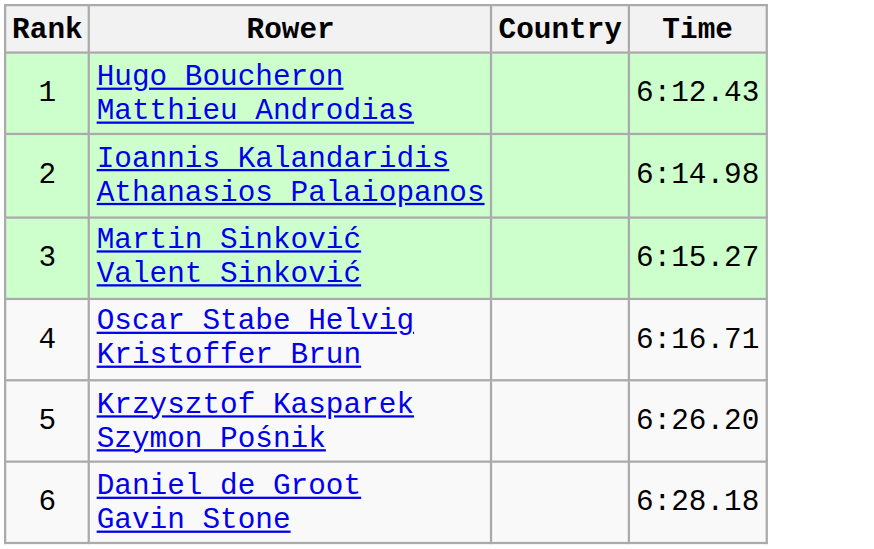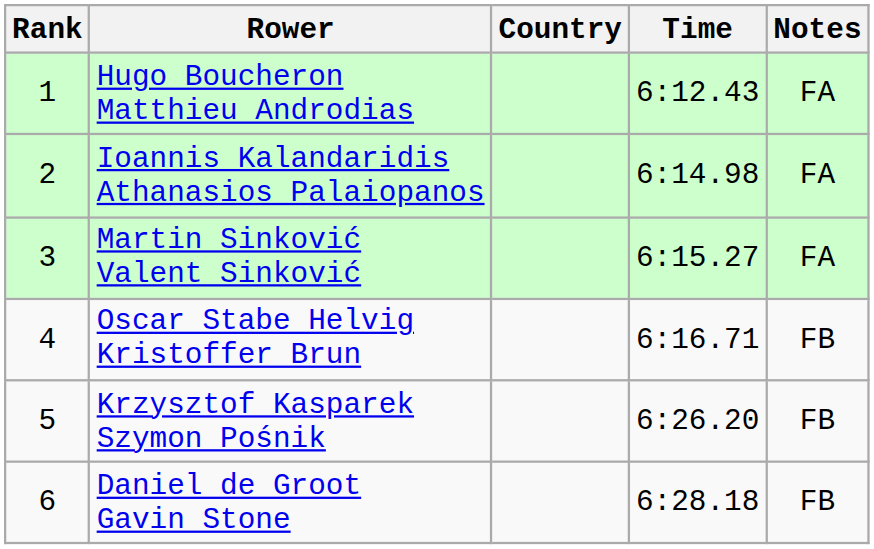+ column: (817, 29)
